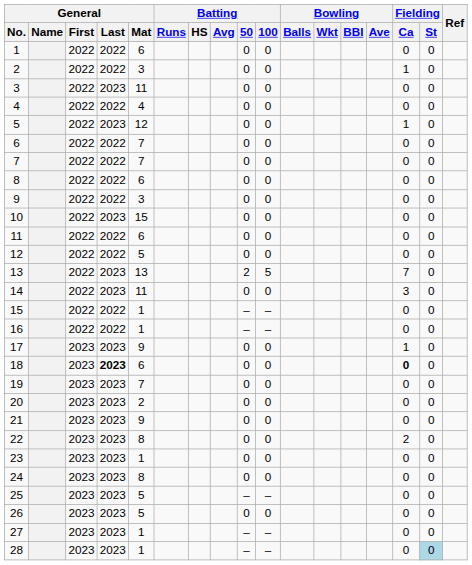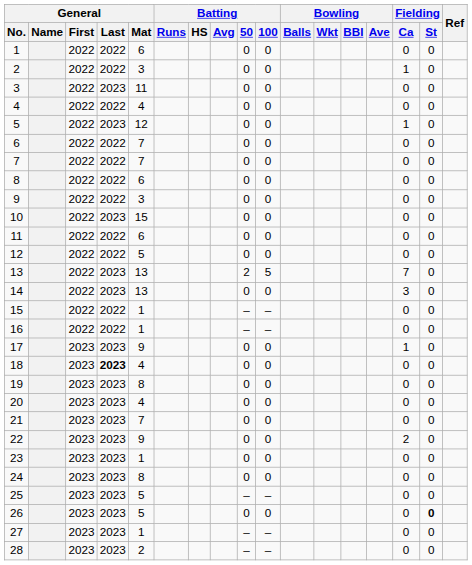(141, 291) 11 -> (141, 291) 13
(141, 365) 6 -> (141, 365) 4
(406, 365) bold -> (406, 365) normal
(141, 384) 7 -> (141, 384) 8
(141, 402) 2 -> (141, 402) 4
(141, 421) 9 -> (141, 421) 7
(141, 439) 8 -> (141, 439) 9
(431, 513) normal -> (431, 513) bold
(141, 550) 1 -> (141, 550) 2
(431, 550) lightblue background -> (431, 550) no background
